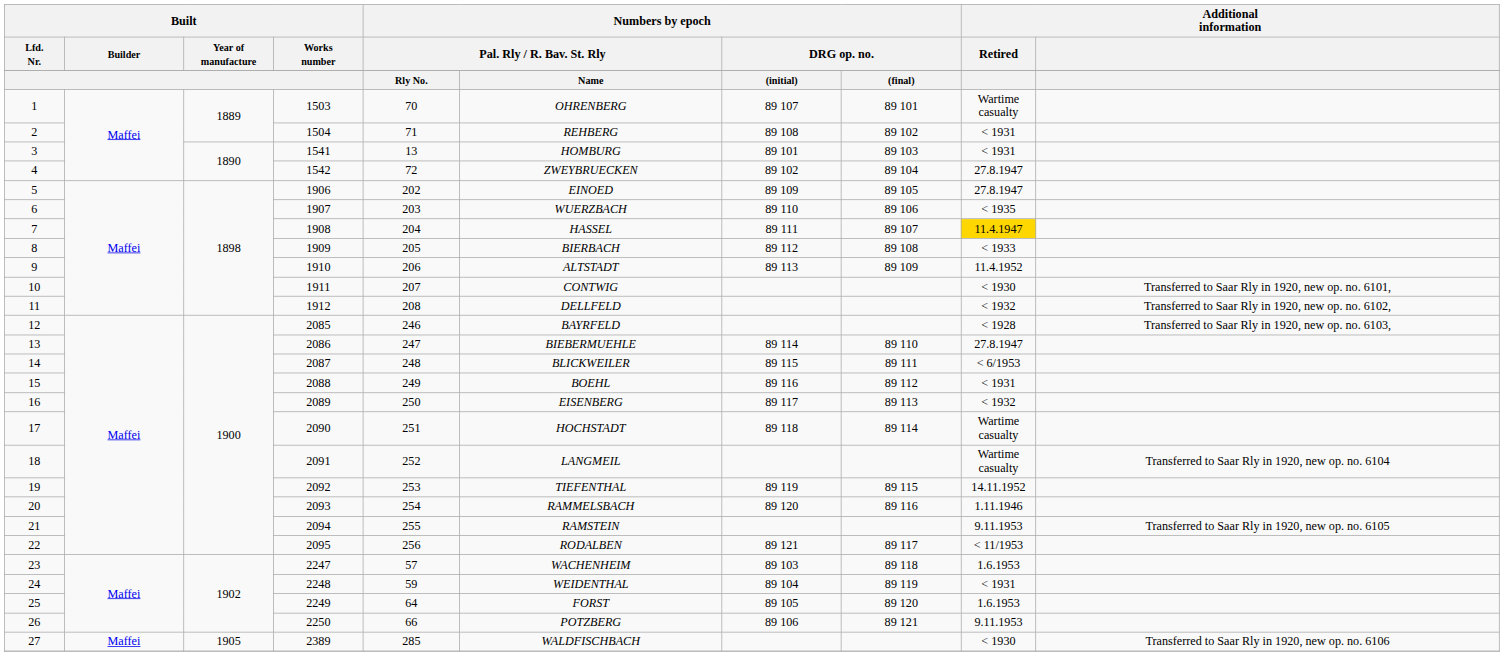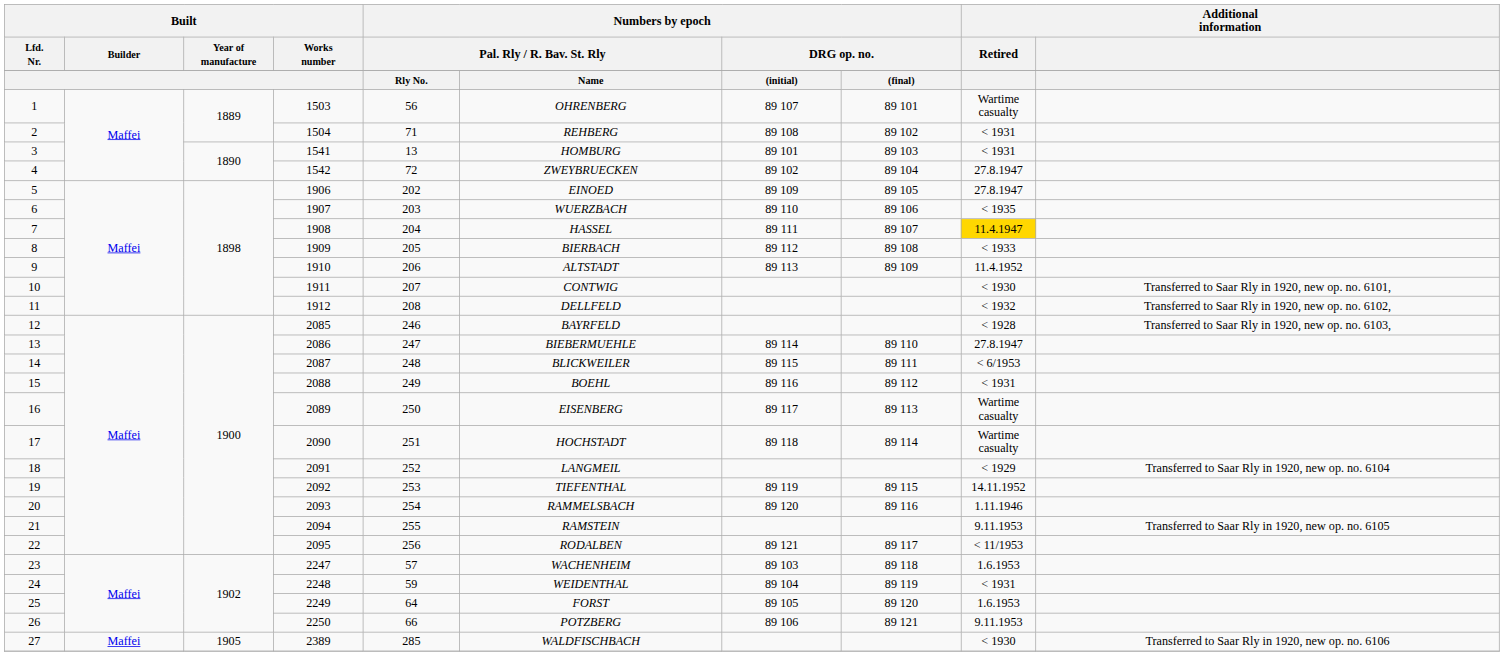(411, 106) 70 -> (411, 106) 56
(998, 402) < 1932 -> (998, 409) Wartime casualty
(998, 461) Wartime casualty -> (998, 468) < 1929
